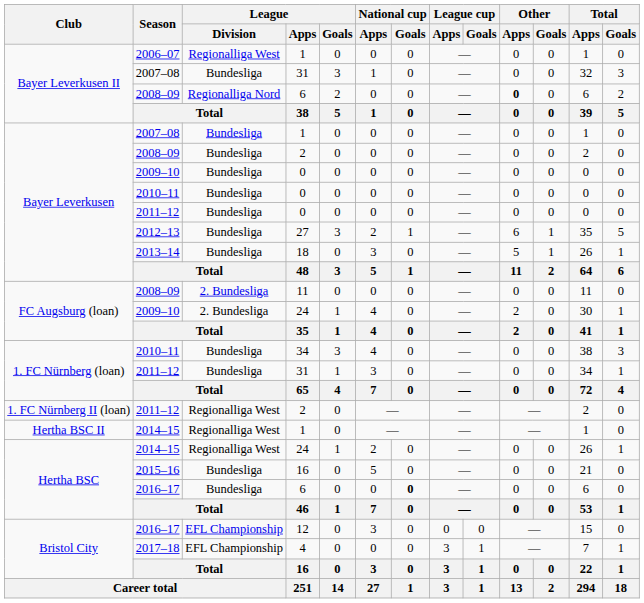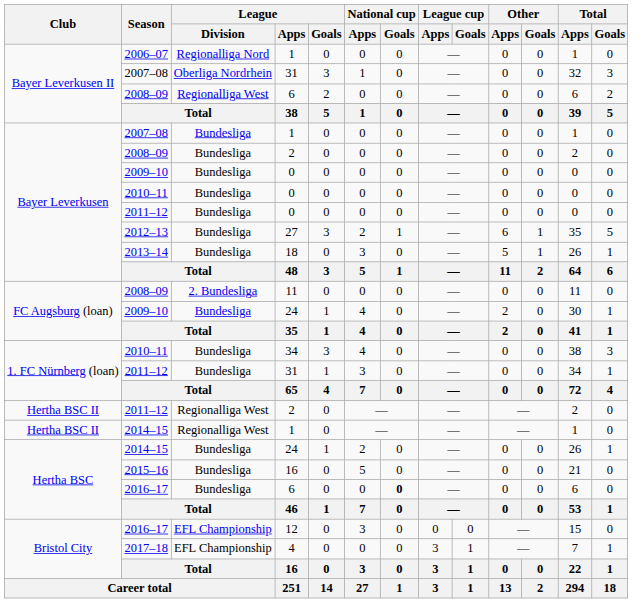(234, 53) Regionalliga West -> (223, 53) Regionalliga Nord
(234, 73) Bundesliga -> (223, 73) Oberliga Nordrhein
(234, 93) Regionalliga Nord -> (223, 93) Regionalliga West
(516, 93) bold -> (505, 93) normal
(234, 311) 2. Bundesliga -> (223, 311) Bundesliga
(69, 410) 1. FC Nürnberg II (loan) -> (63, 410) Hertha BSC II
(234, 449) Regionalliga West -> (223, 449) Bundesliga
